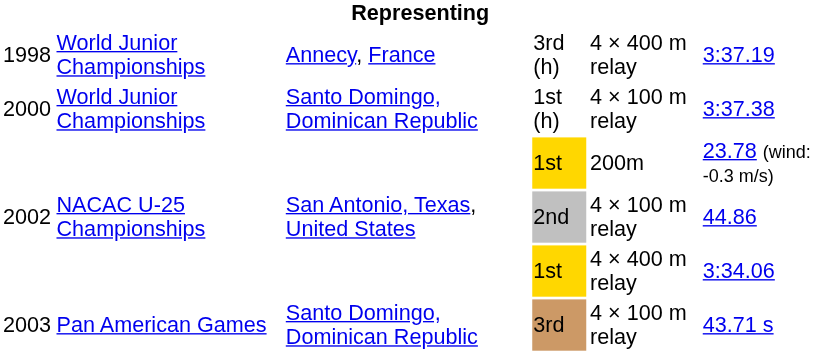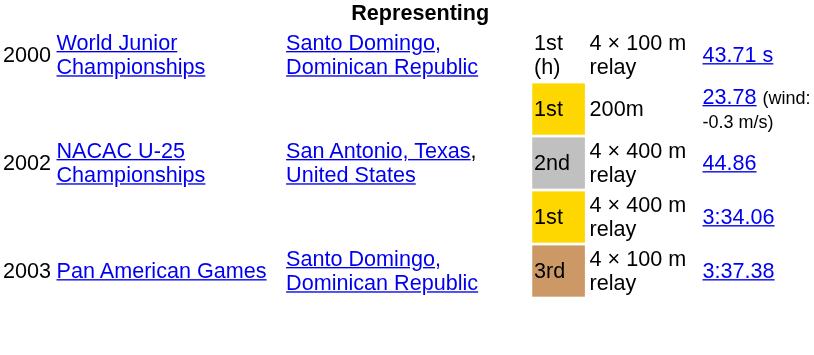- row: (27, 54)
(739, 108) 3:37.38 -> (738, 54) 43.71 s
(638, 216) 4 × 100 m relay -> (638, 162) 4 × 400 m relay
(738, 324) 43.71 s -> (739, 270) 3:37.38
